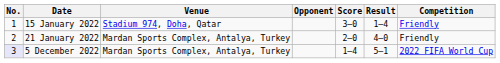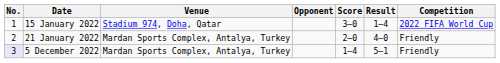(419, 24) Friendly -> (446, 24) 2022 FIFA World Cup
(446, 51) 2022 FIFA World Cup -> (419, 51) Friendly
